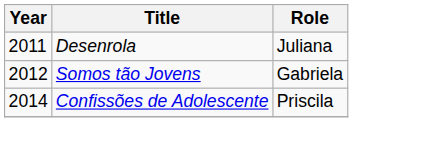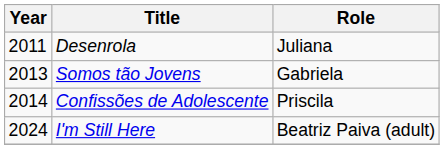(28, 74) 2012 -> (28, 74) 2013
+ row: (105, 130)
